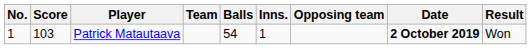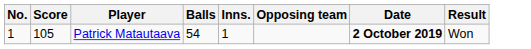- column: (202, 14)
(44, 34) 103 -> (44, 34) 105
